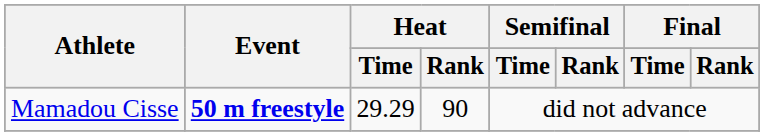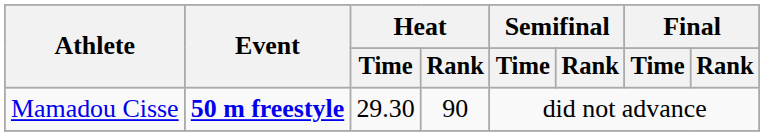(386, 109) 29.29 -> (386, 109) 29.30
